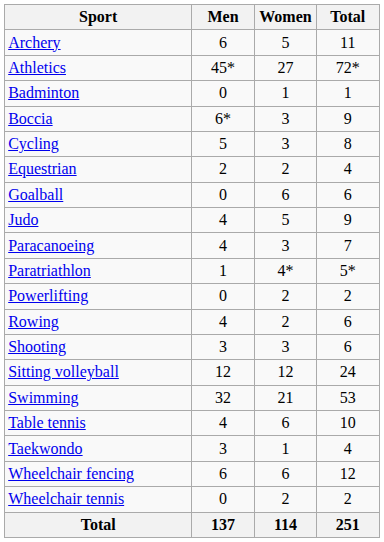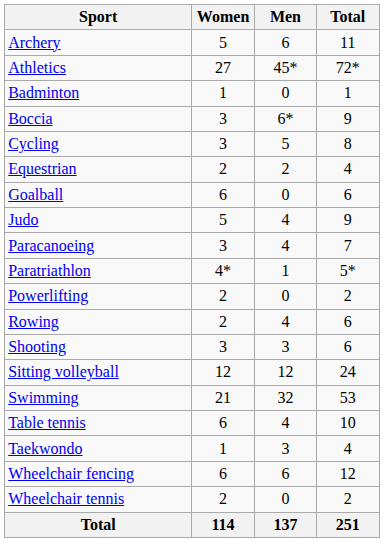columns swapped: (223, 17) <-> (285, 17)
